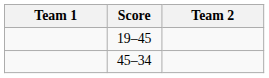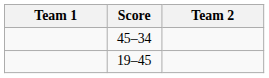rows swapped: (134, 39) <-> (134, 61)
